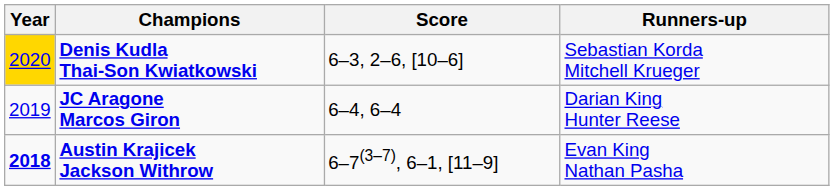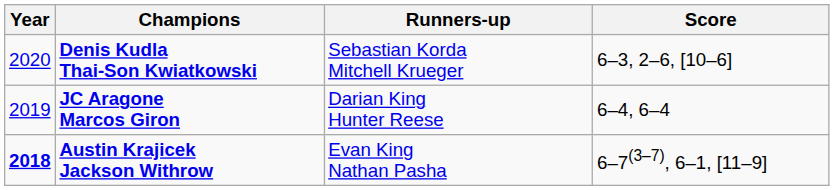columns swapped: (694, 20) <-> (442, 20)
(30, 60) gold background -> (30, 60) no background
